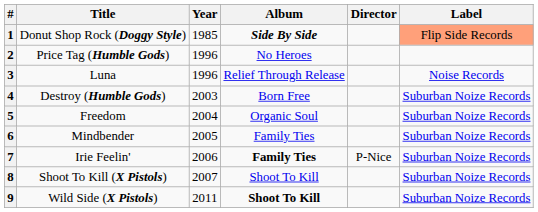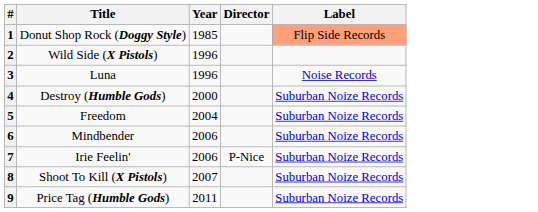- column: (284, 14)
(103, 55) Price Tag (Humble Gods) -> (103, 55) Wild Side (X Pistols)
(205, 95) 2003 -> (205, 95) 2000
(205, 136) 2005 -> (205, 136) 2006
(103, 197) Wild Side (X Pistols) -> (103, 197) Price Tag (Humble Gods)
